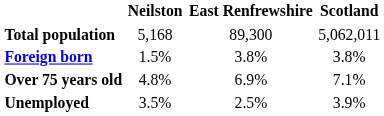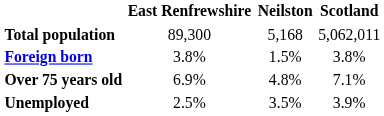columns swapped: (155, 10) <-> (251, 10)
